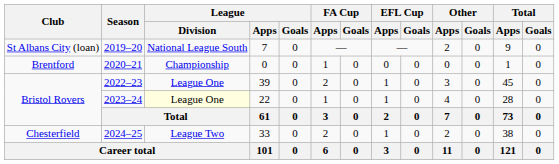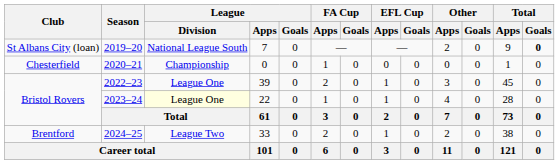(538, 47) normal -> (538, 47) bold
(53, 64) Brentford -> (53, 64) Chesterfield
(53, 133) Chesterfield -> (53, 133) Brentford
